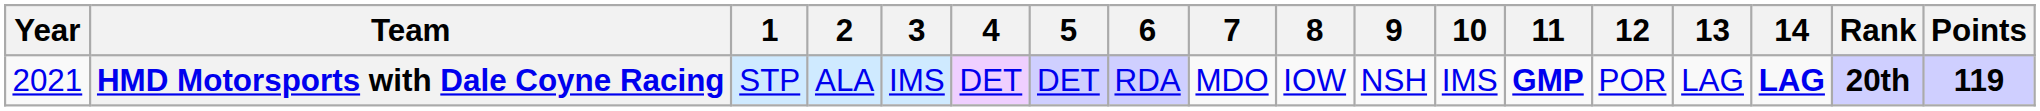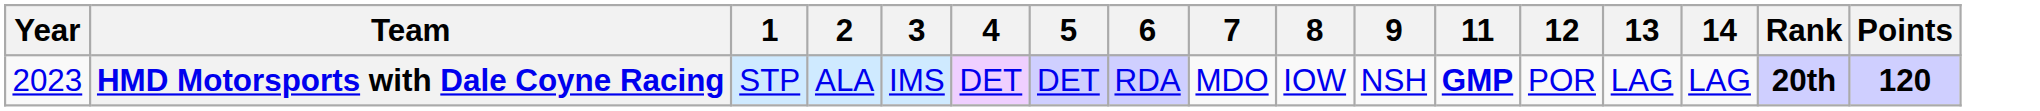- column: (1470, 30)
(47, 80) 2021 -> (47, 80) 2023
(1792, 80) bold -> (1720, 80) normal
(1979, 80) 119 -> (1905, 80) 120
